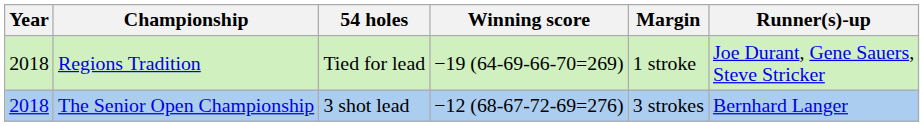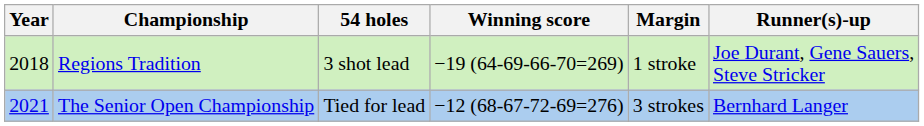(374, 62) Tied for lead -> (366, 62) 3 shot lead
(29, 105) 2018 -> (29, 105) 2021
(366, 105) 3 shot lead -> (374, 105) Tied for lead
